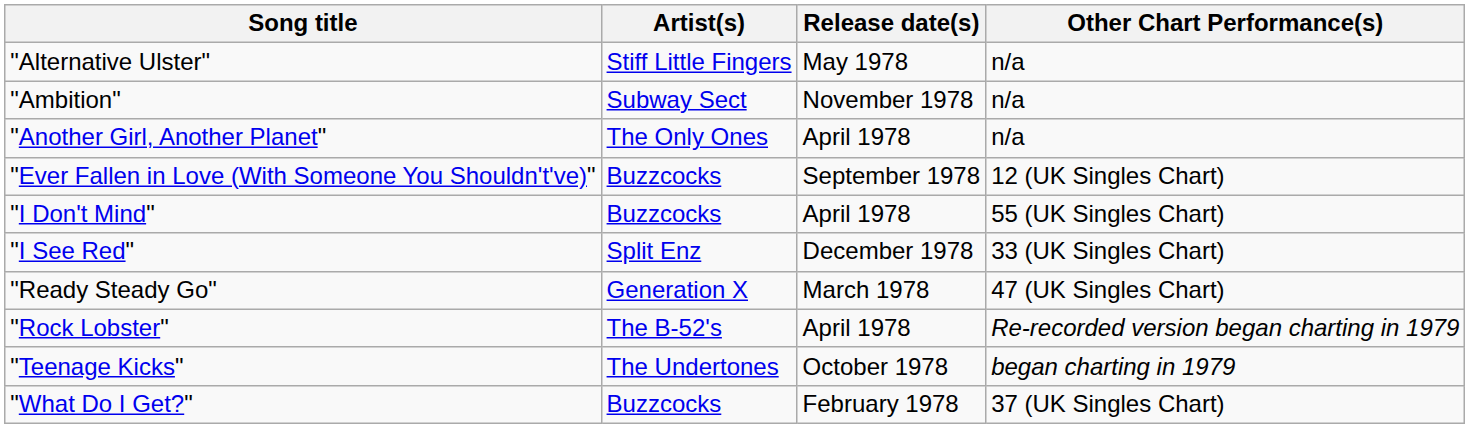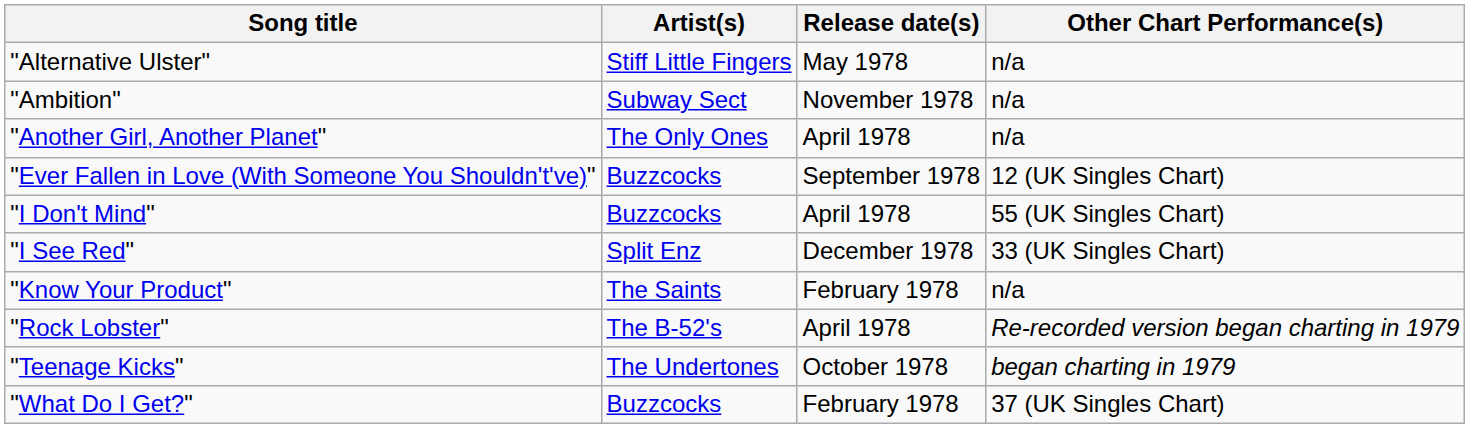+ row: (121, 289)
- row: (114, 289)
